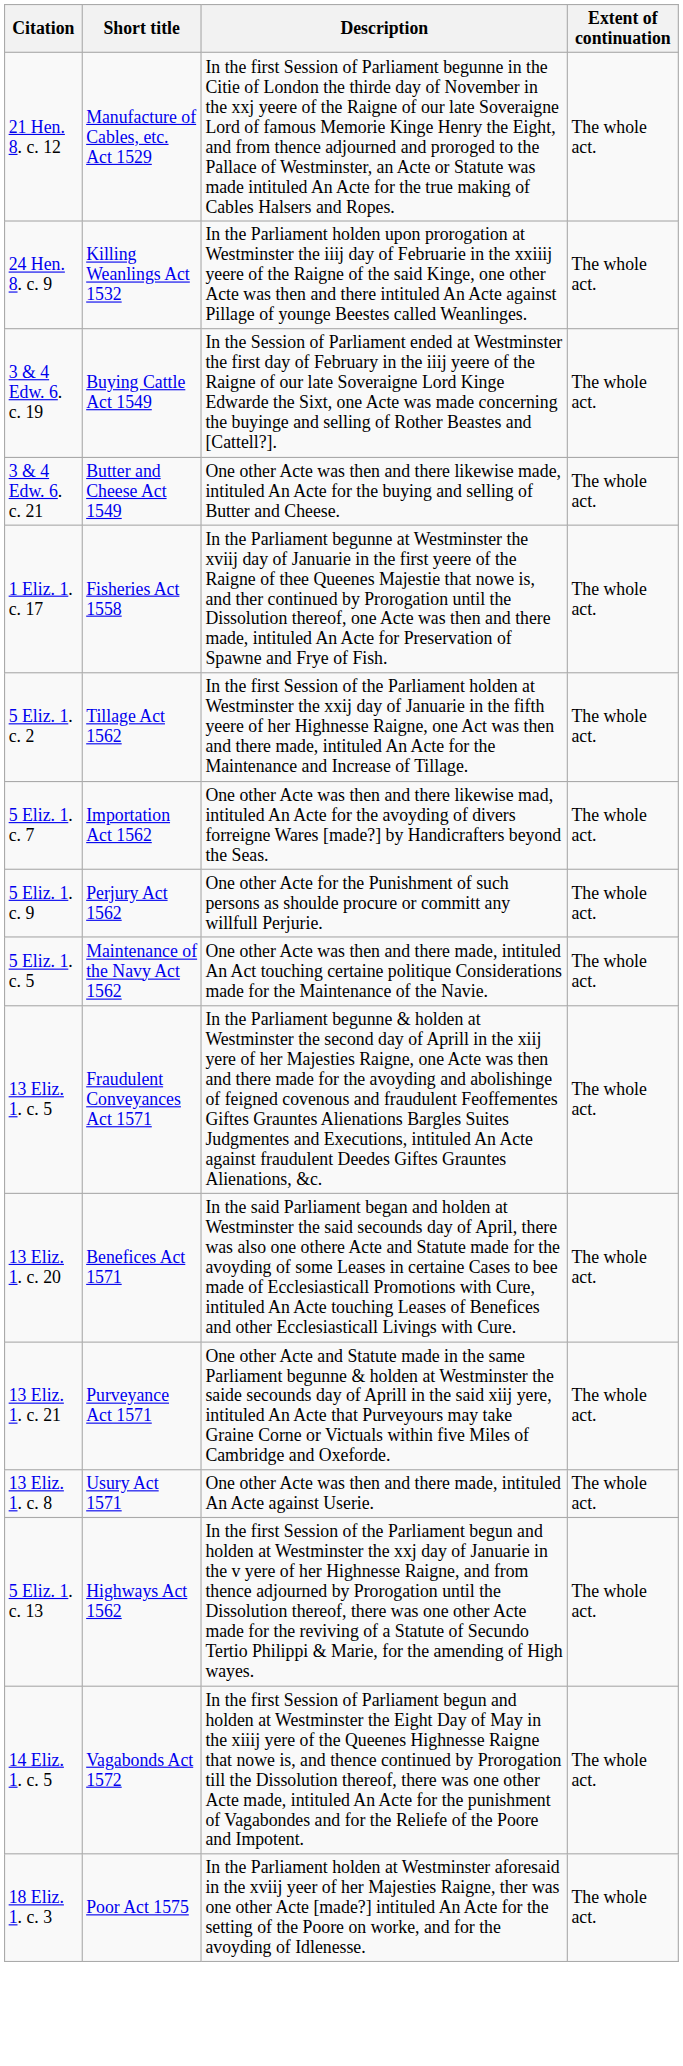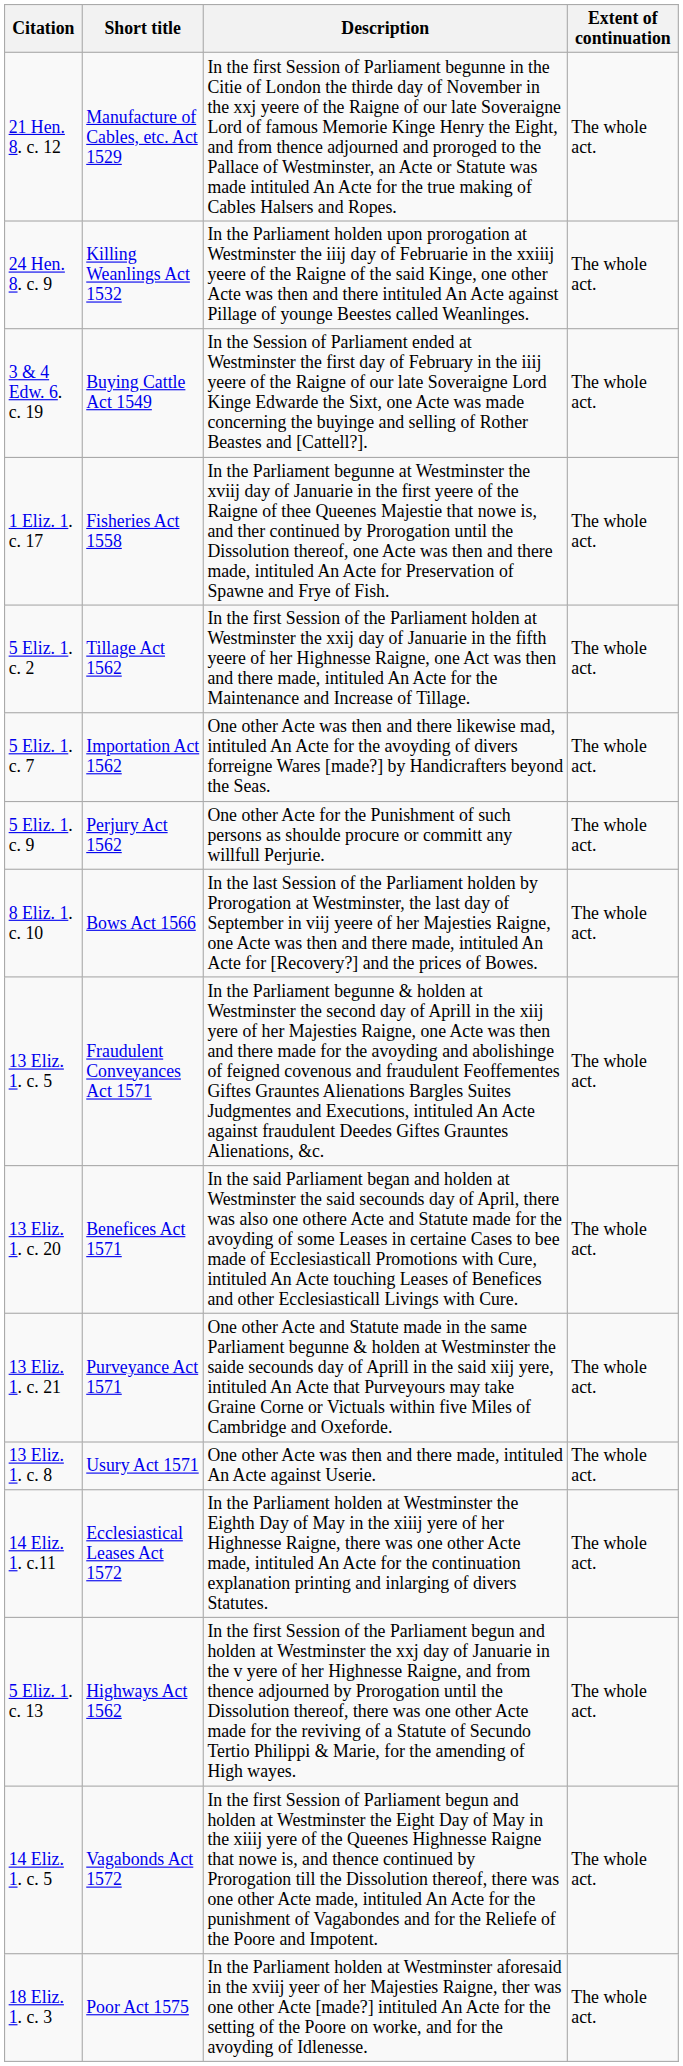- row: (35, 490)
- row: (41, 971)
+ row: (41, 923)
+ row: (36, 1553)
